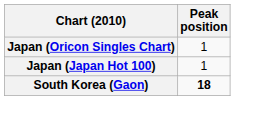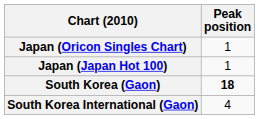+ row: (103, 104)
